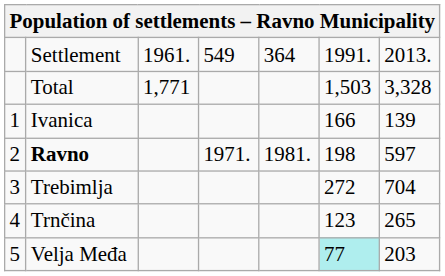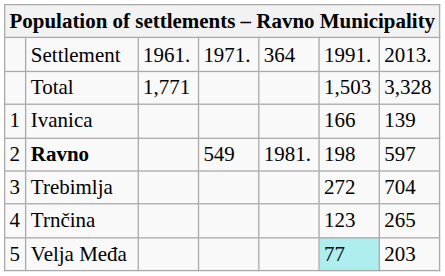(219, 54) 549 -> (227, 54) 1971.
(227, 154) 1971. -> (219, 154) 549
